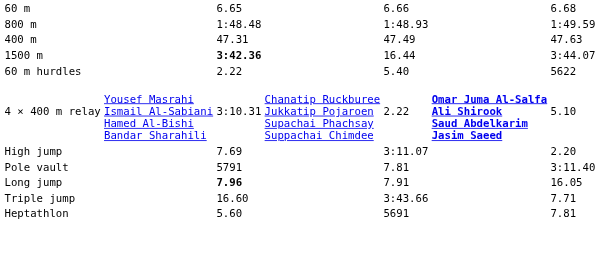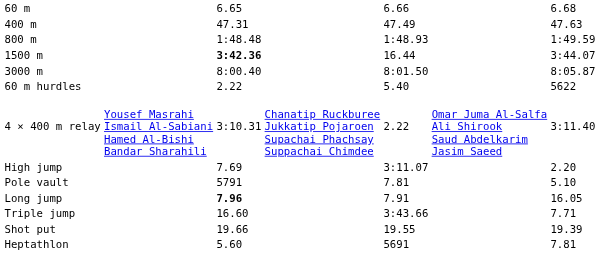rows swapped: (21, 40) <-> (21, 24)
+ row: (24, 71)
(489, 117) bold -> (489, 133) normal
(563, 111) 5.10 -> (573, 127) 3:11.40
(573, 167) 3:11.40 -> (563, 182) 5.10
+ row: (30, 229)
